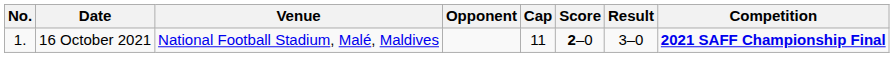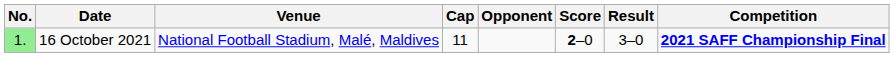columns swapped: (538, 16) <-> (481, 16)
(20, 40) no background -> (20, 40) lightgreen background
